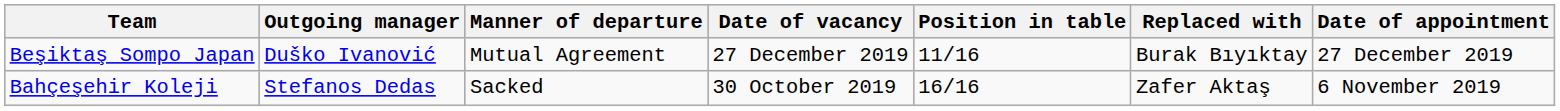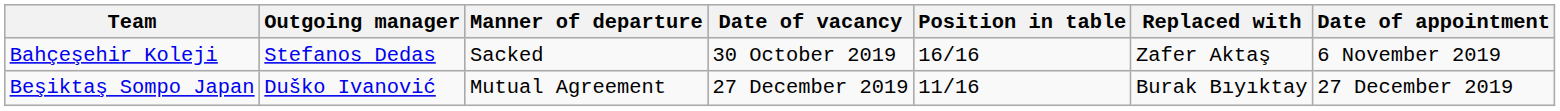rows swapped: (114, 88) <-> (132, 55)
